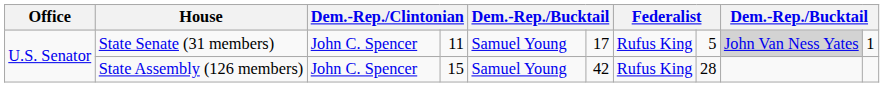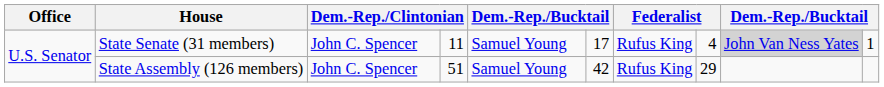(712, 43) 5 -> (712, 43) 4
(456, 69) 15 -> (456, 69) 51
(708, 69) 28 -> (708, 69) 29
